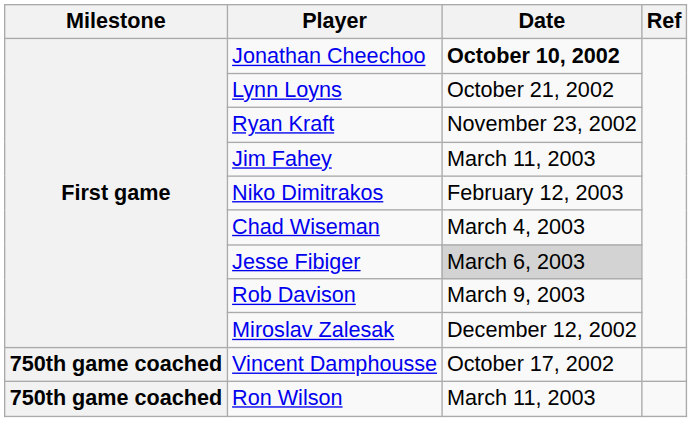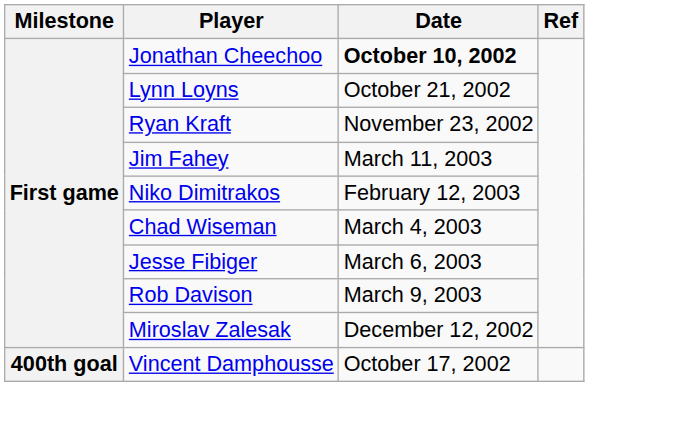(516, 261) lightgrey background -> (413, 261) no background
(116, 364) 750th game coached -> (64, 364) 400th goal
- row: (287, 398)
